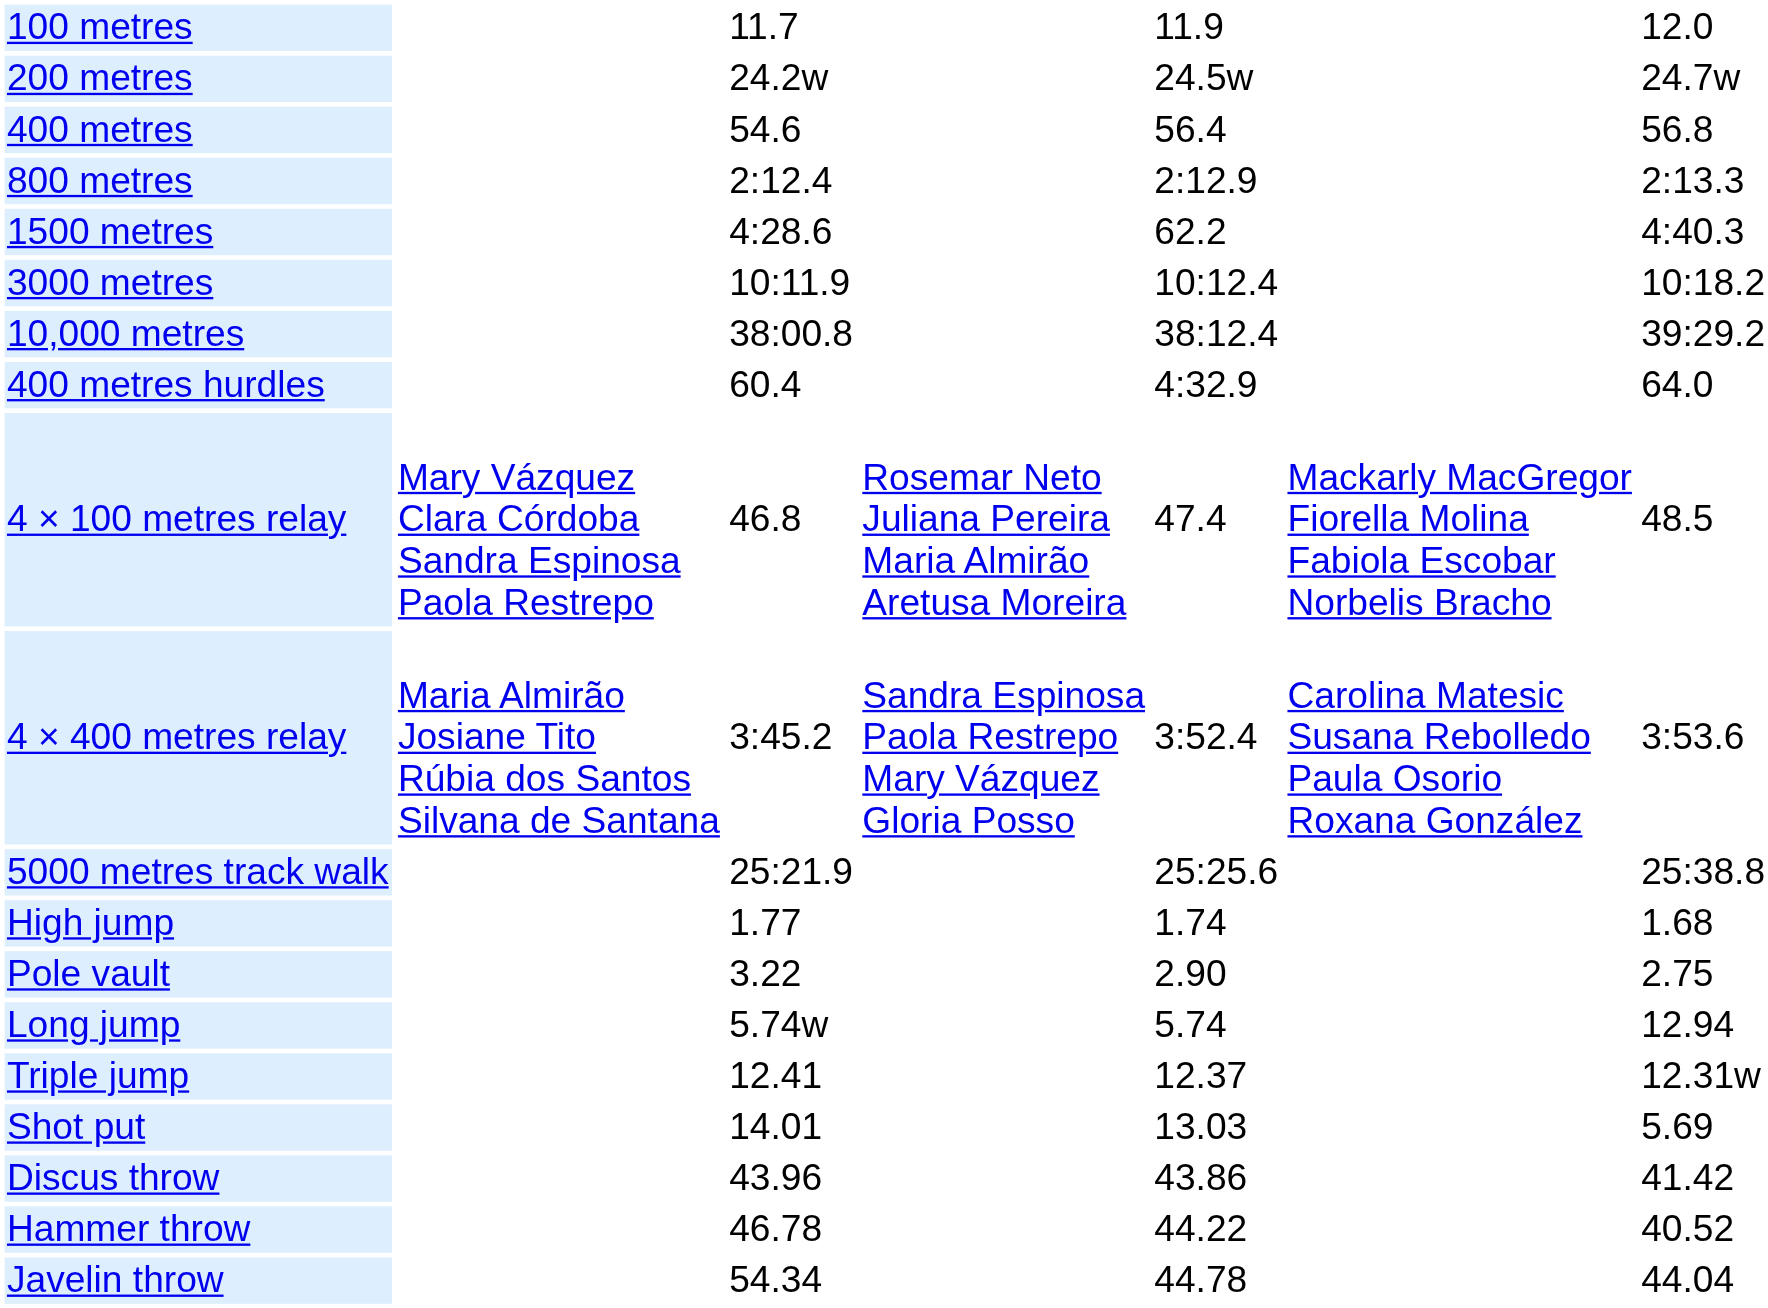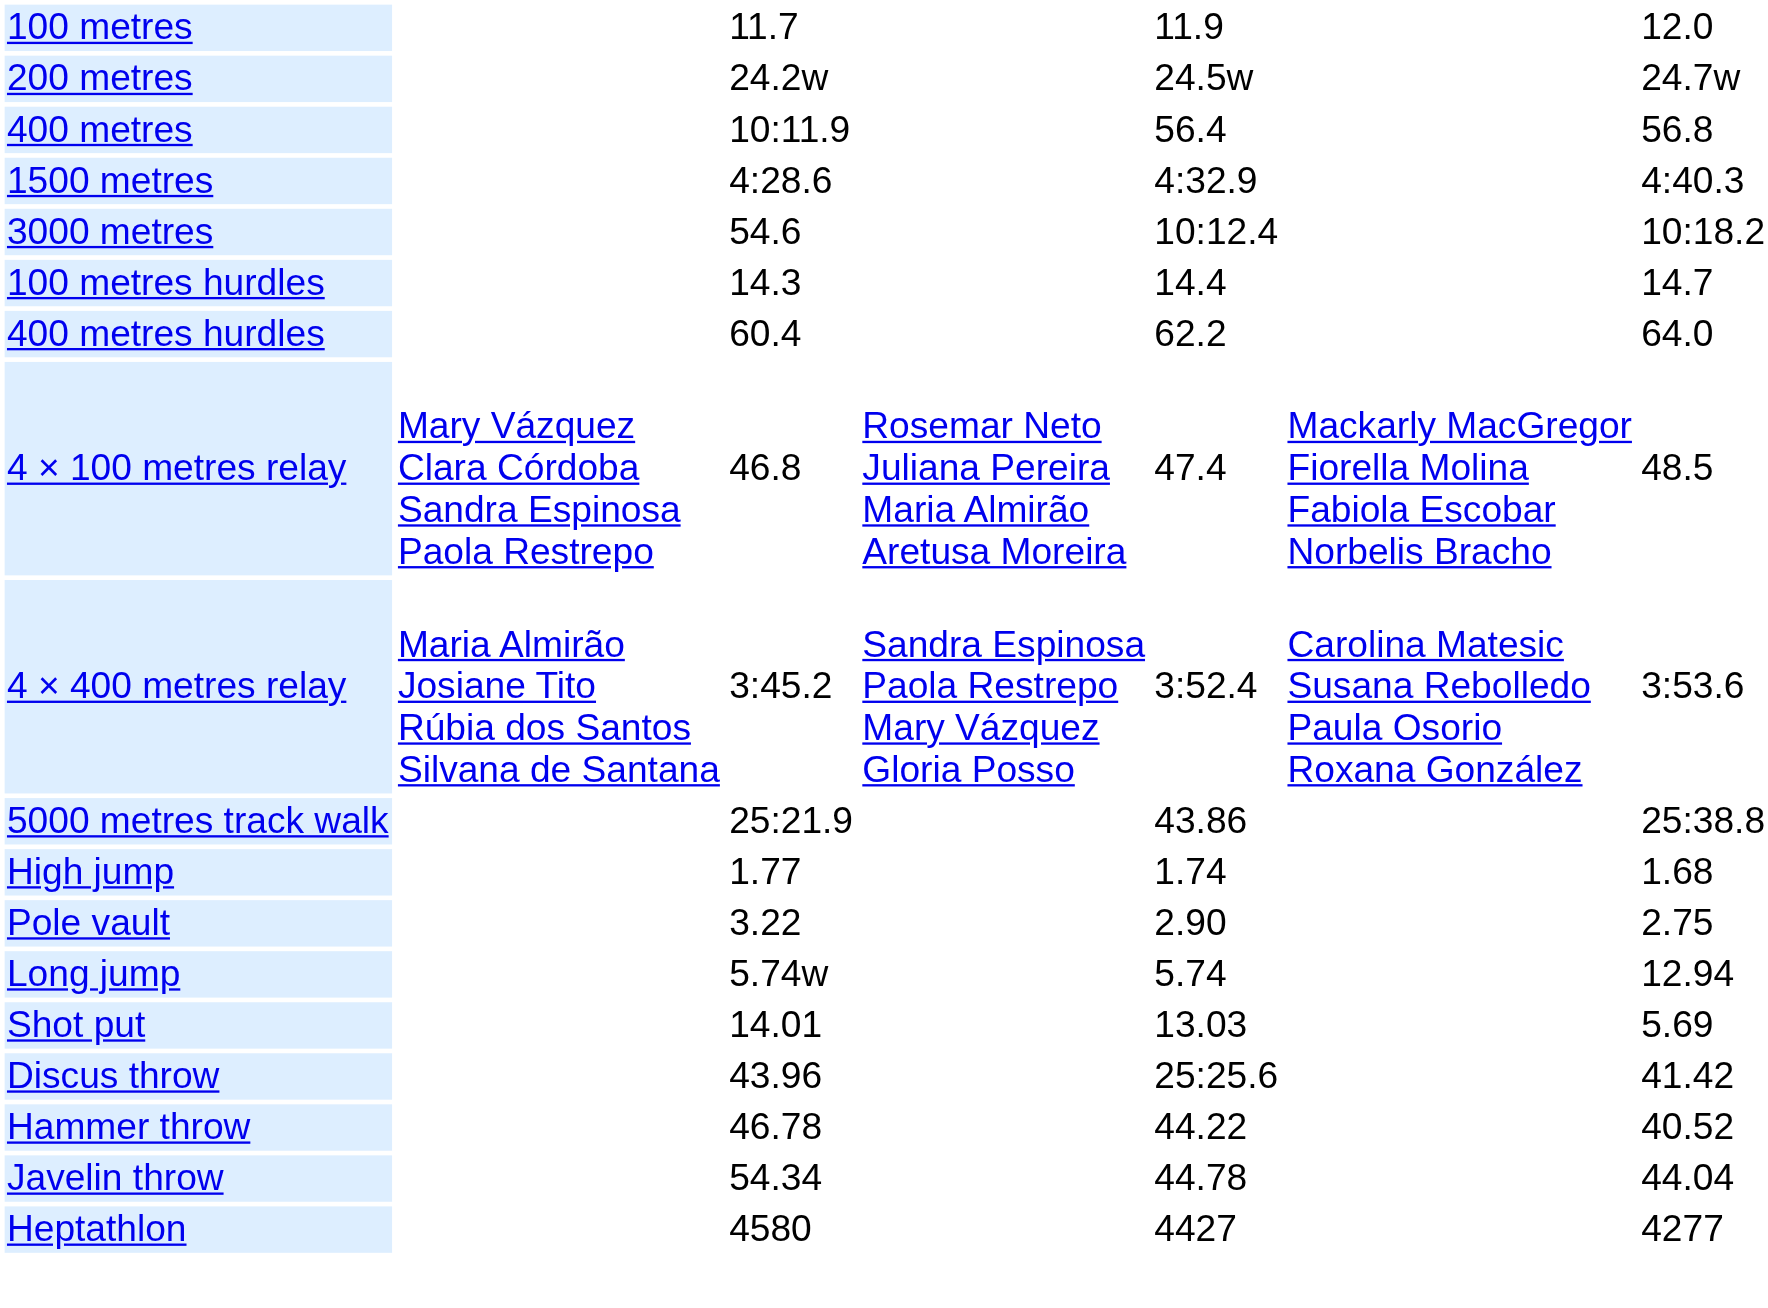(765, 129) 54.6 -> (790, 129) 10:11.9
- row: (100, 180)
(1190, 231) 62.2 -> (1206, 180) 4:32.9
(790, 282) 10:11.9 -> (765, 231) 54.6
- row: (126, 333)
+ row: (166, 282)
(1206, 384) 4:32.9 -> (1190, 333) 62.2
(1216, 871) 25:25.6 -> (1201, 820) 43.86
- row: (98, 1075)
(1201, 1177) 43.86 -> (1216, 1075) 25:25.6
+ row: (97, 1228)
